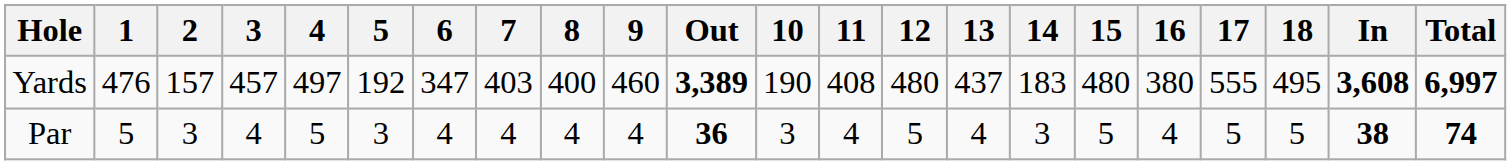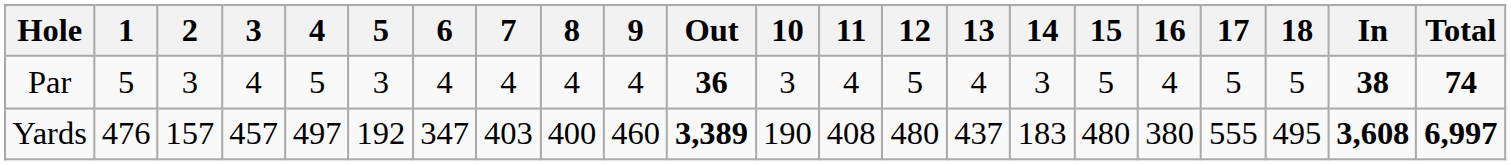rows swapped: (50, 81) <-> (50, 133)
